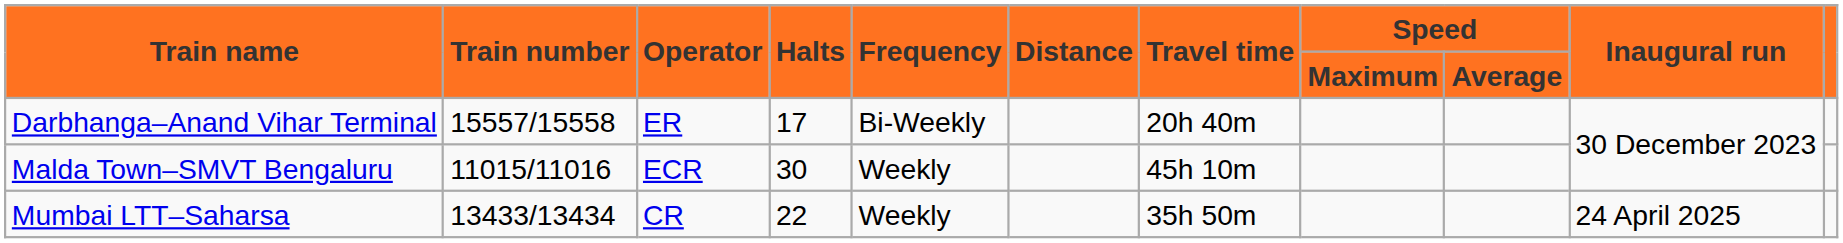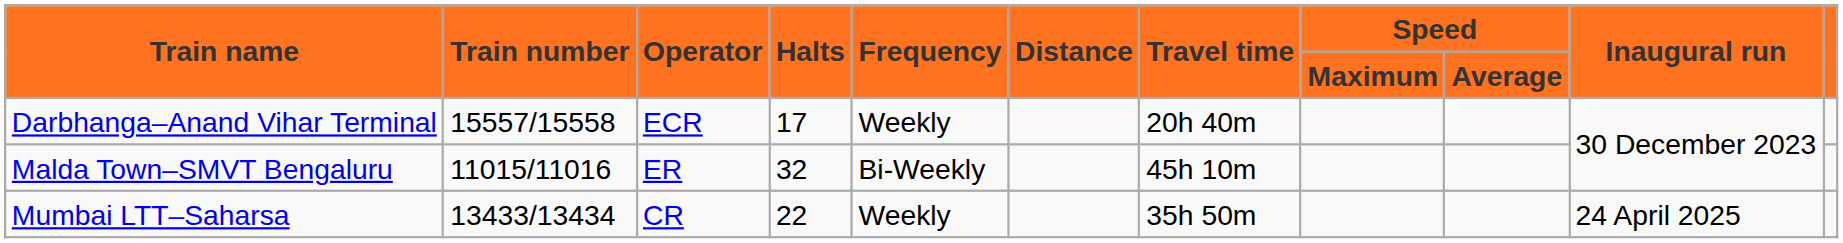(663, 121) ER -> (673, 121) ECR
(922, 121) Bi-Weekly -> (905, 121) Weekly
(673, 168) ECR -> (663, 168) ER
(792, 168) 30 -> (792, 168) 32
(905, 168) Weekly -> (922, 168) Bi-Weekly
